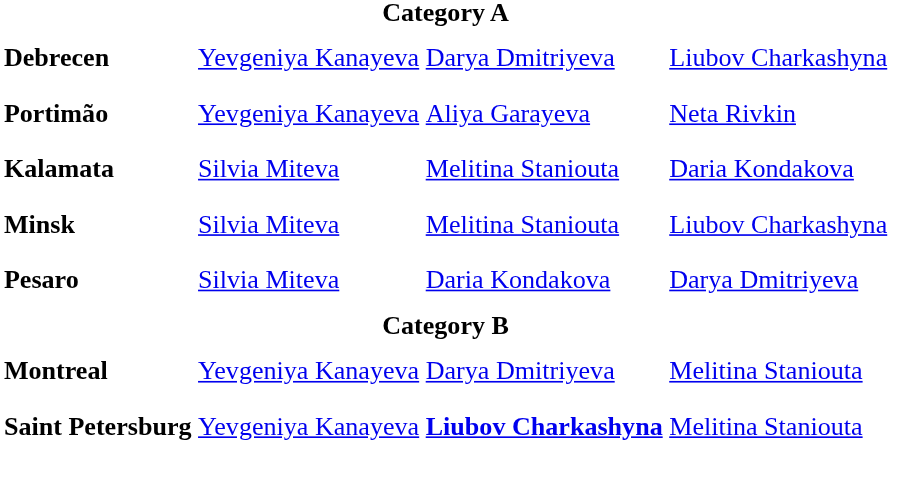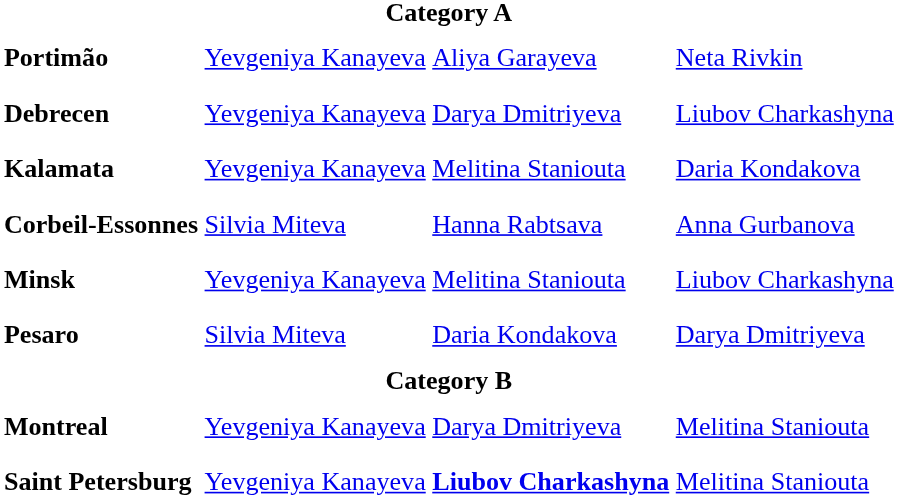rows swapped: (57, 57) <-> (56, 113)
(269, 168) Silvia Miteva -> (315, 168) Yevgeniya Kanayeva
+ row: (101, 224)
(269, 224) Silvia Miteva -> (315, 279) Yevgeniya Kanayeva
